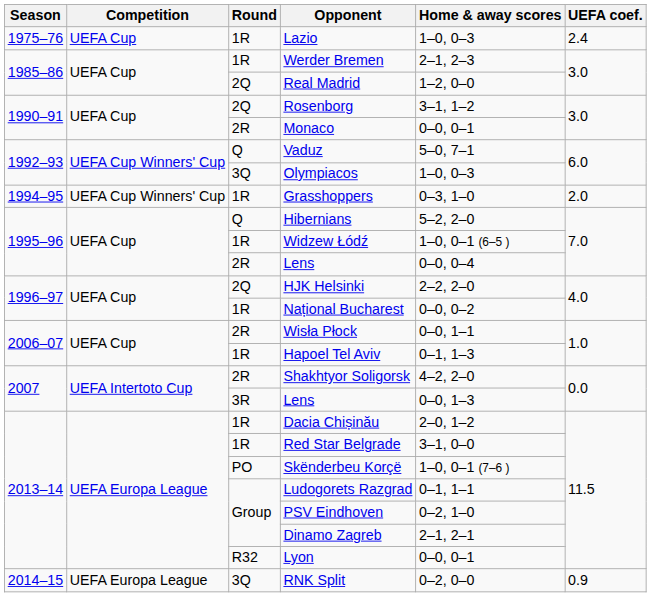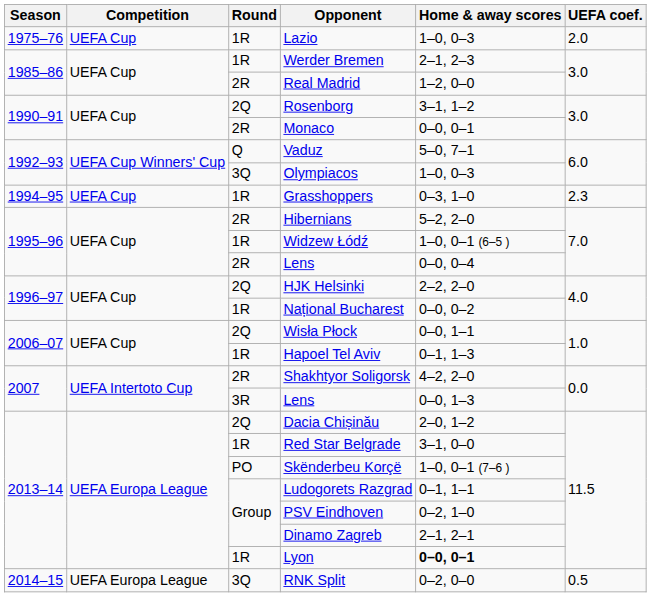(578, 38) 2.4 -> (578, 38) 2.0
(241, 83) 2Q -> (241, 83) 2R
(147, 196) UEFA Cup Winners' Cup -> (103, 196) UEFA Cup
(578, 196) 2.0 -> (578, 196) 2.3
(237, 219) Q -> (241, 219) 2R
(241, 331) 2R -> (241, 331) 2Q
(241, 422) 1R -> (241, 422) 2Q
(245, 557) R32 -> (241, 557) 1R
(447, 557) normal -> (447, 557) bold
(578, 580) 0.9 -> (578, 580) 0.5
